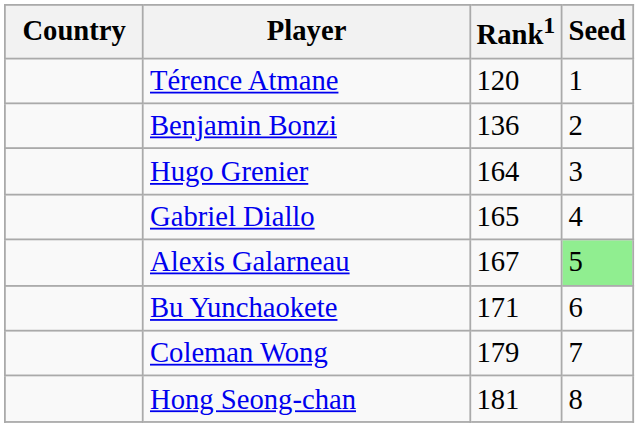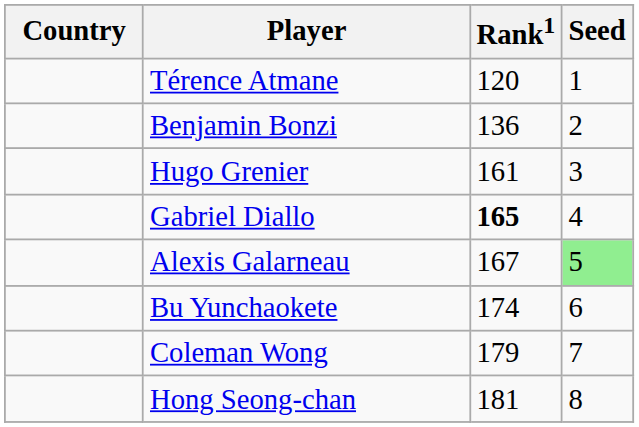(498, 171) 164 -> (498, 171) 161
(498, 216) normal -> (498, 216) bold
(498, 307) 171 -> (498, 307) 174
